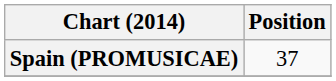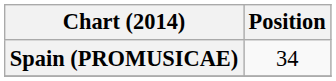(287, 57) 37 -> (287, 57) 34
